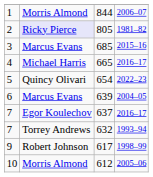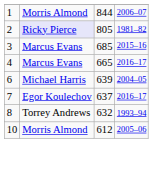(54, 63) Michael Harris -> (52, 63) Marcus Evans
- row: (104, 79)
(52, 96) Marcus Evans -> (54, 79) Michael Harris
(9, 130) 7 -> (9, 113) 8
- row: (104, 146)
